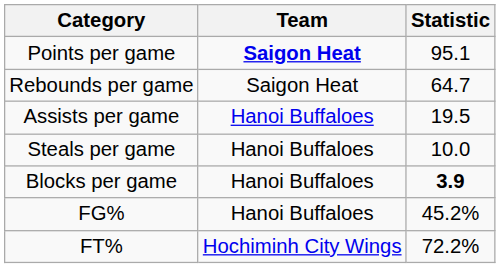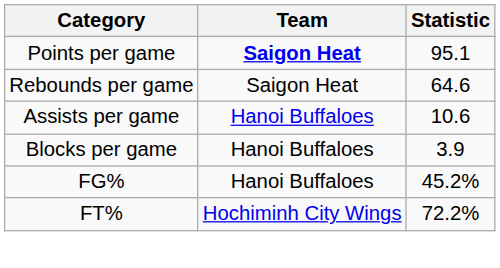(450, 85) 64.7 -> (450, 85) 64.6
(450, 117) 19.5 -> (450, 117) 10.6
- row: (101, 149)
(450, 181) bold -> (450, 149) normal
